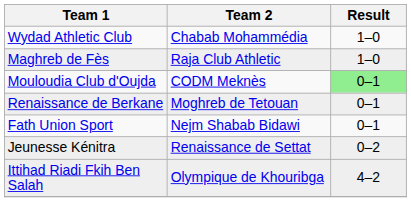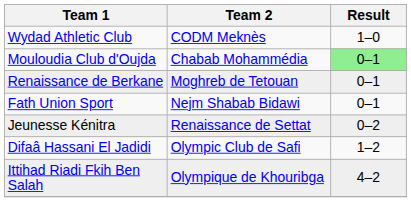(239, 37) Chabab Mohammédia -> (218, 37) CODM Meknès
- row: (58, 59)
(218, 81) CODM Meknès -> (239, 59) Chabab Mohammédia
+ row: (79, 147)
